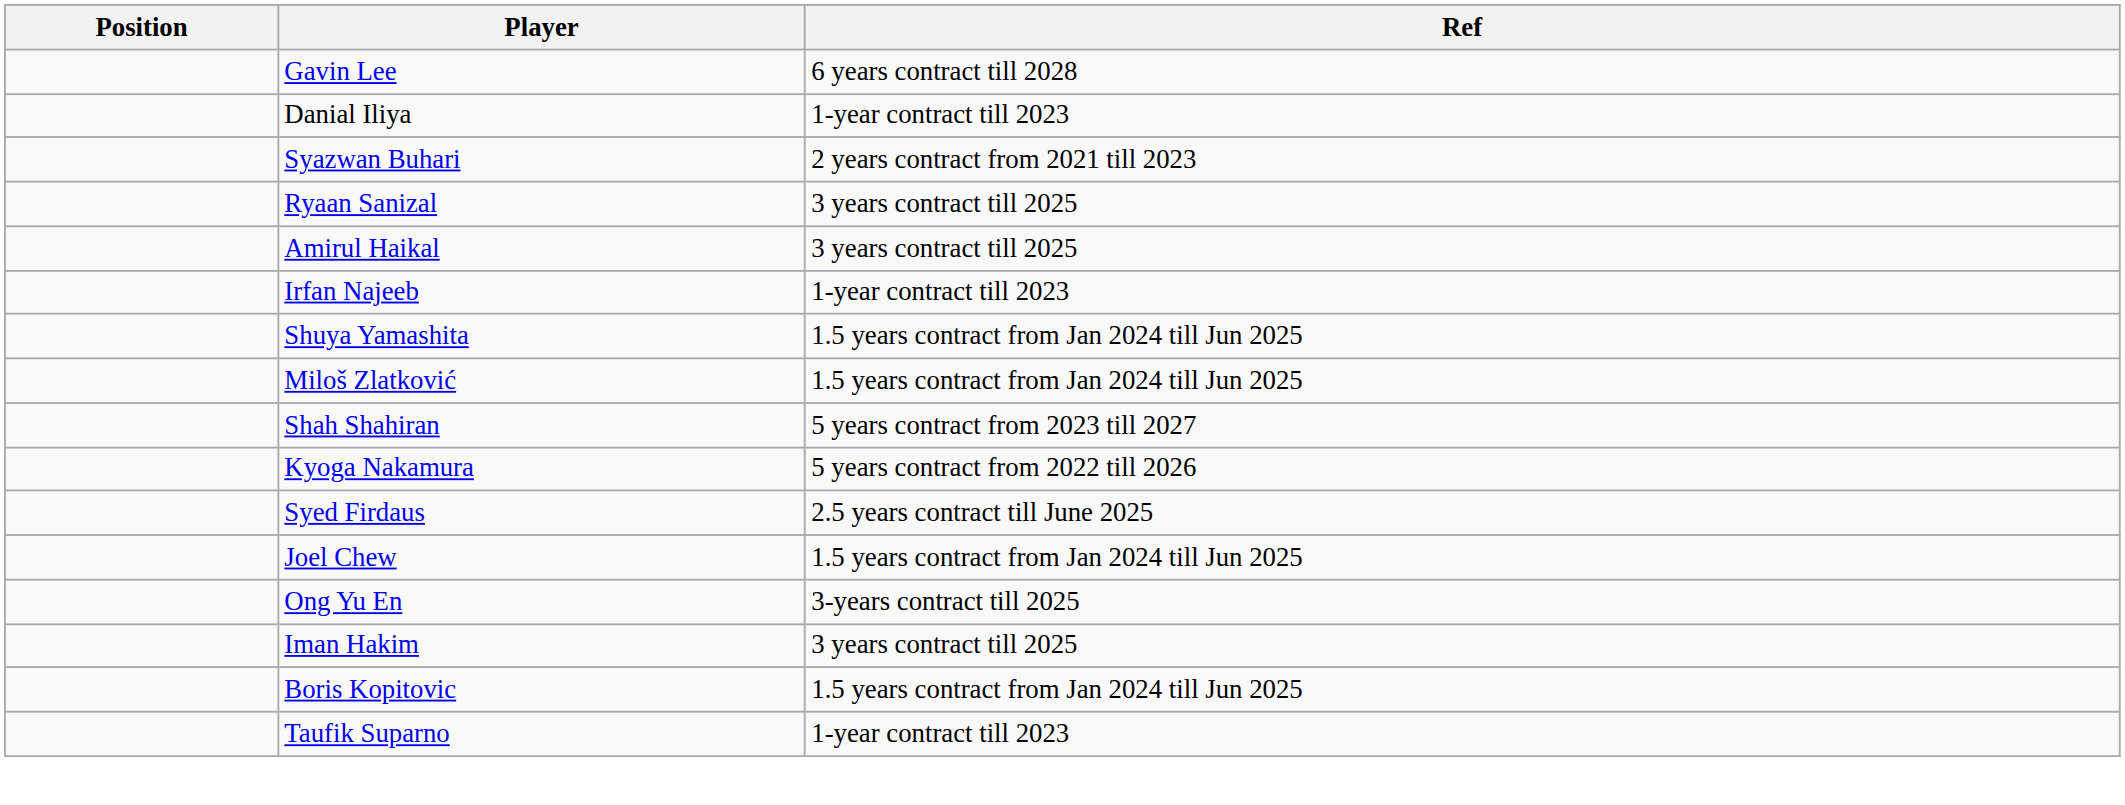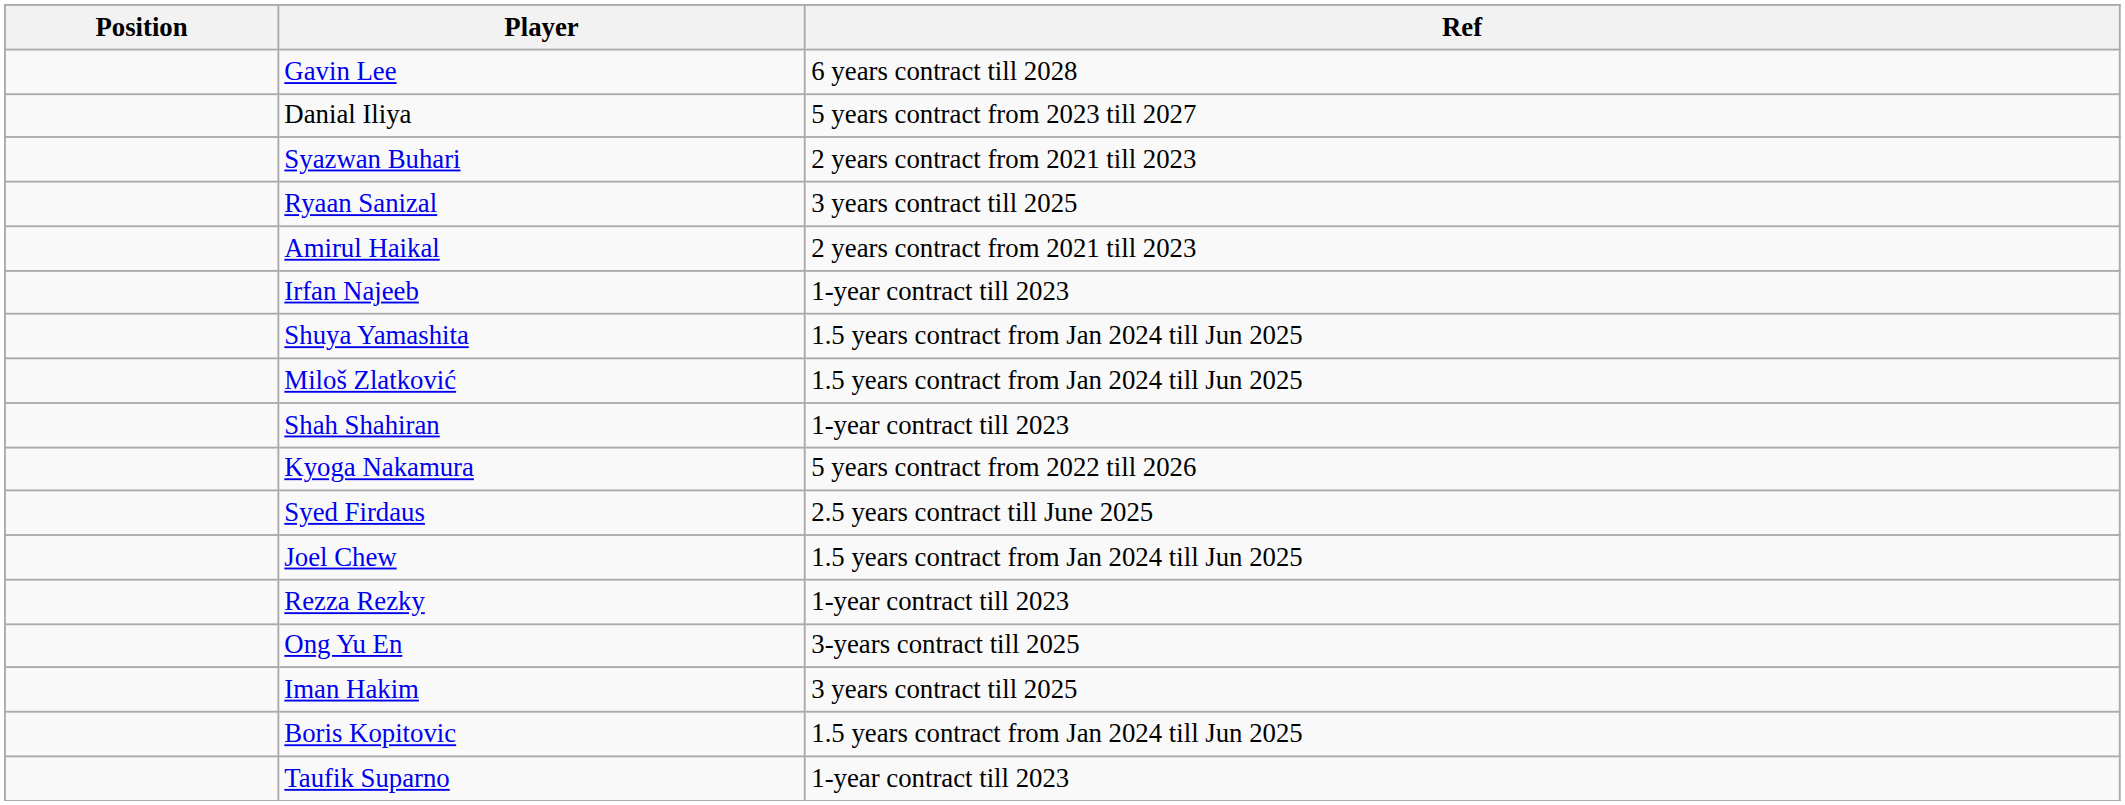(940, 115) 1-year contract till 2023 -> (1004, 115) 5 years contract from 2023 till 2027
(944, 247) 3 years contract till 2025 -> (1004, 247) 2 years contract from 2021 till 2023
(1004, 424) 5 years contract from 2023 till 2027 -> (940, 424) 1-year contract till 2023
+ row: (355, 601)
